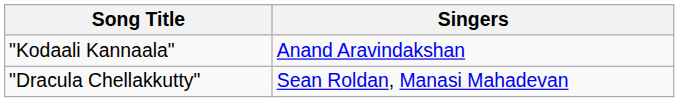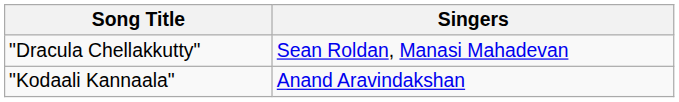rows swapped: (92, 50) <-> (105, 81)
